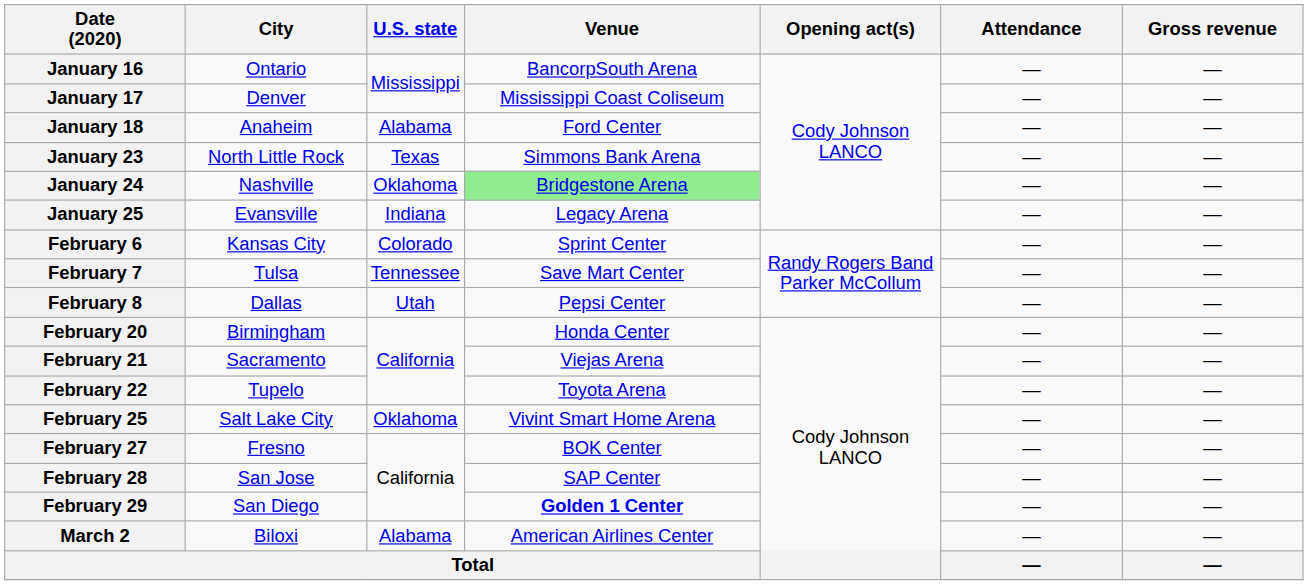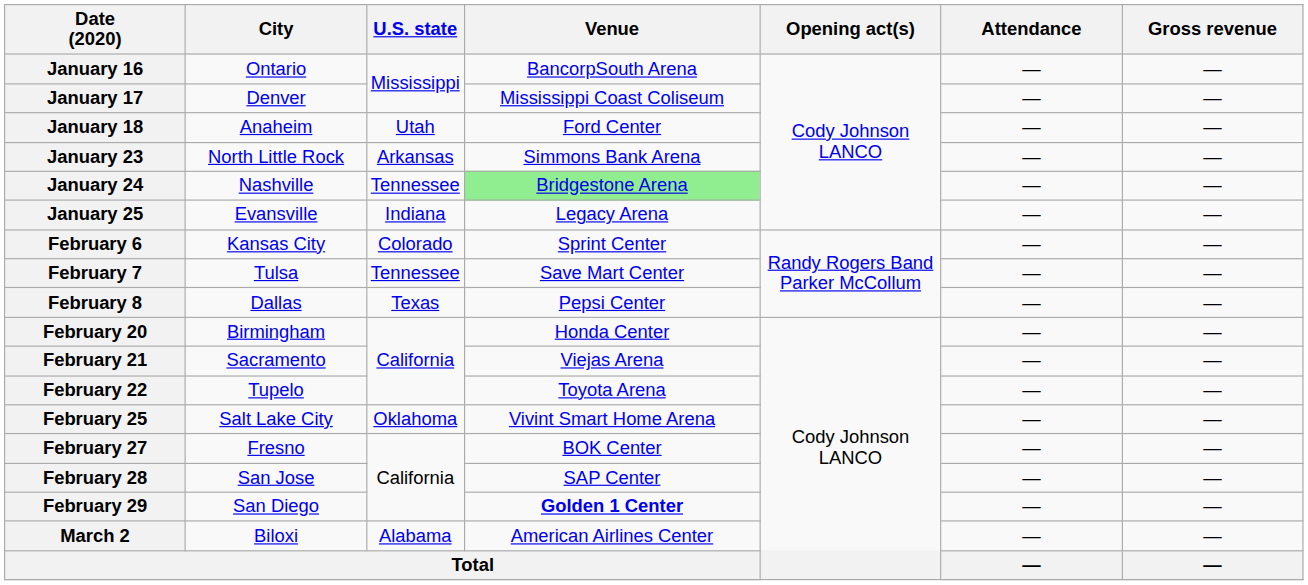(415, 127) Alabama -> (415, 127) Utah
(415, 156) Texas -> (415, 156) Arkansas
(415, 185) Oklahoma -> (415, 185) Tennessee
(415, 302) Utah -> (415, 302) Texas
